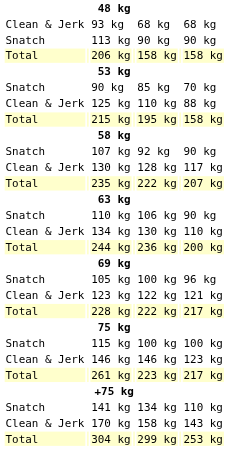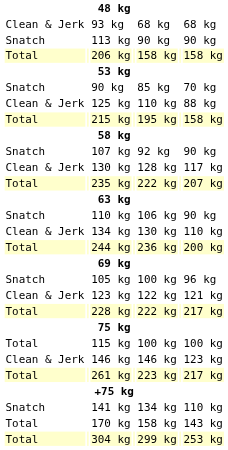(25, 343) Snatch -> (22, 343) Total
(45, 423) Clean & Jerk -> (22, 423) Total
